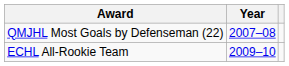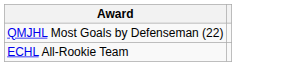- column: (252, 14)
